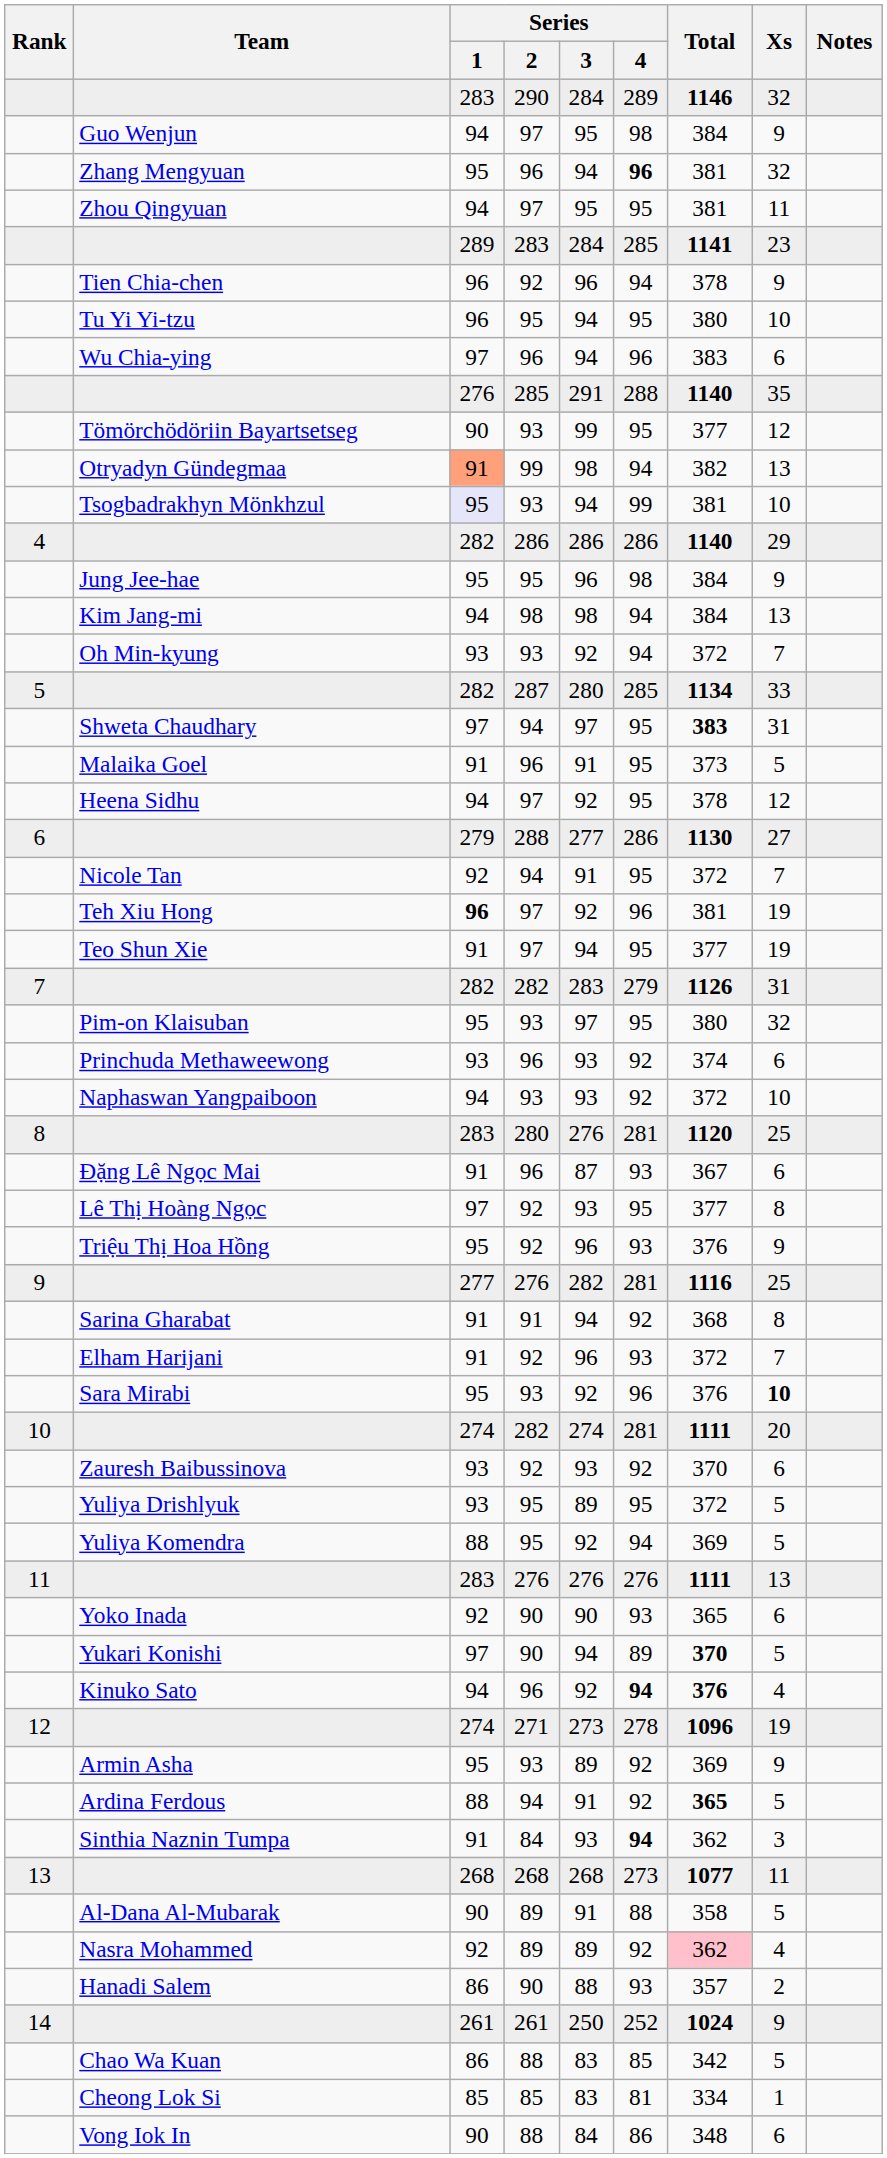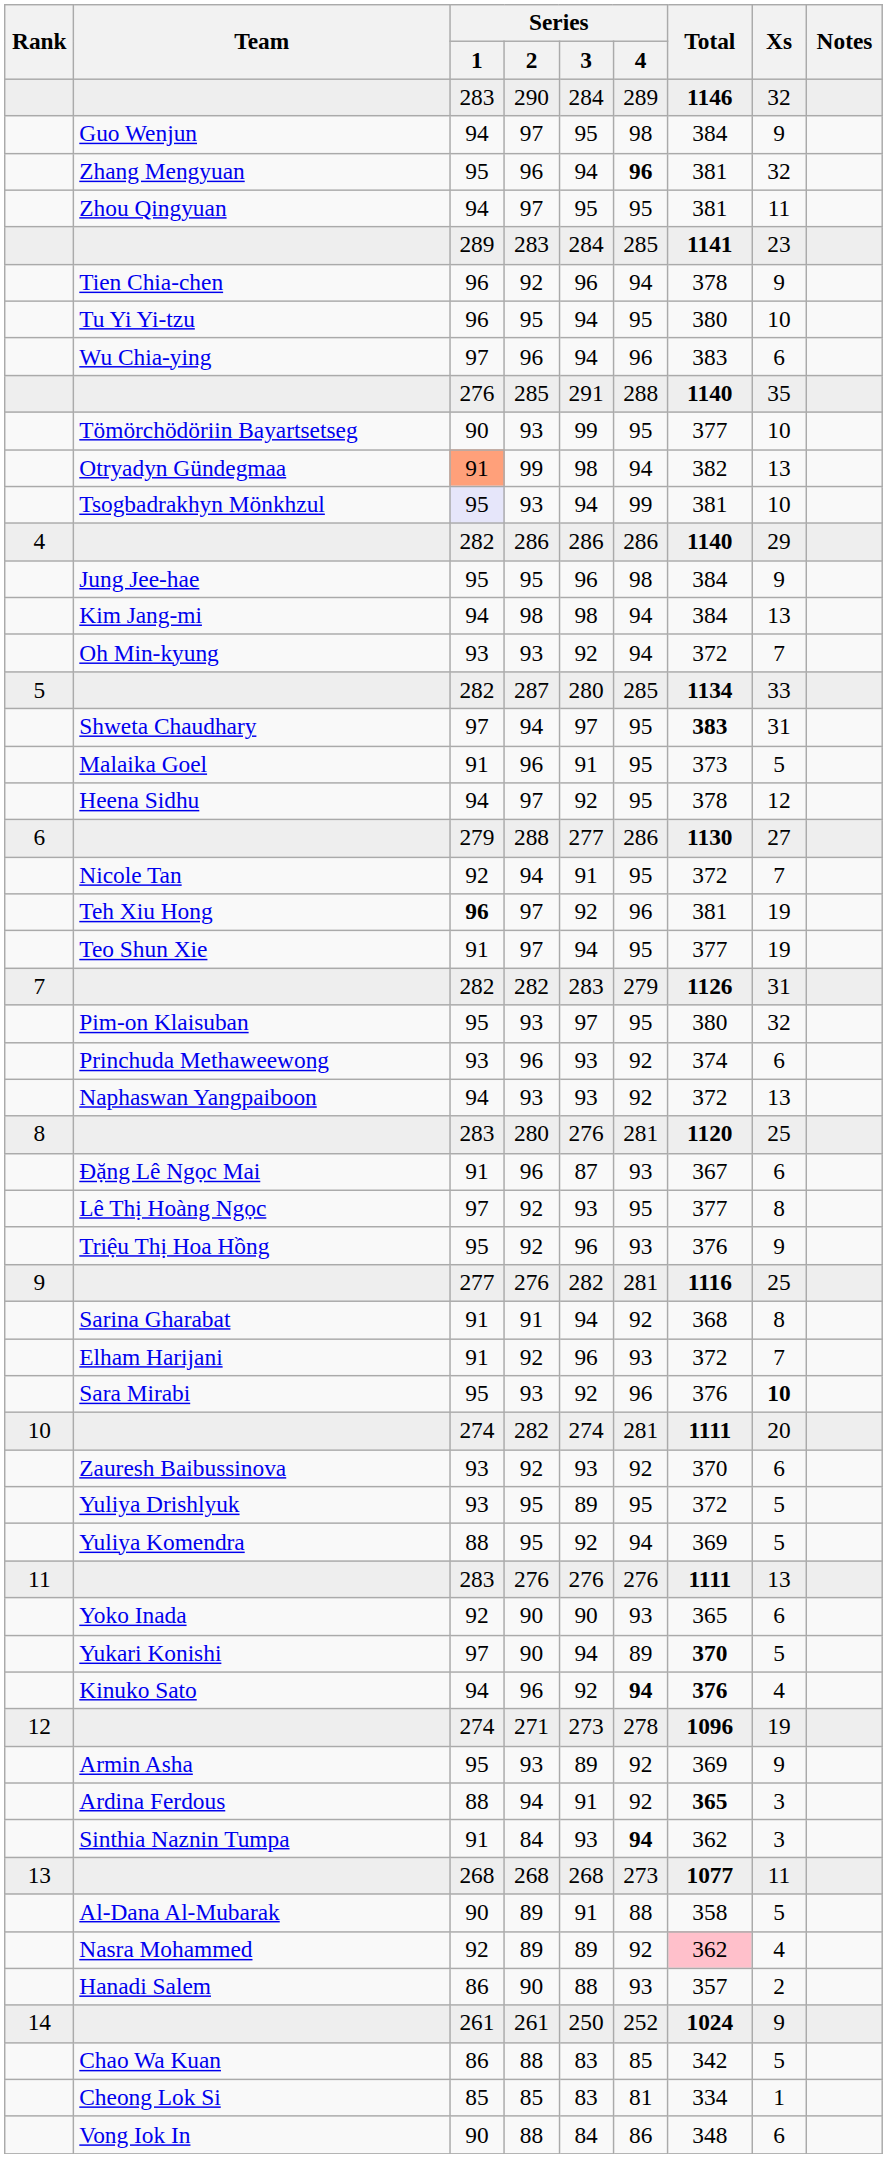(779, 430) 12 -> (779, 430) 10
(779, 1097) 10 -> (779, 1097) 13
(779, 1801) 5 -> (779, 1801) 3
